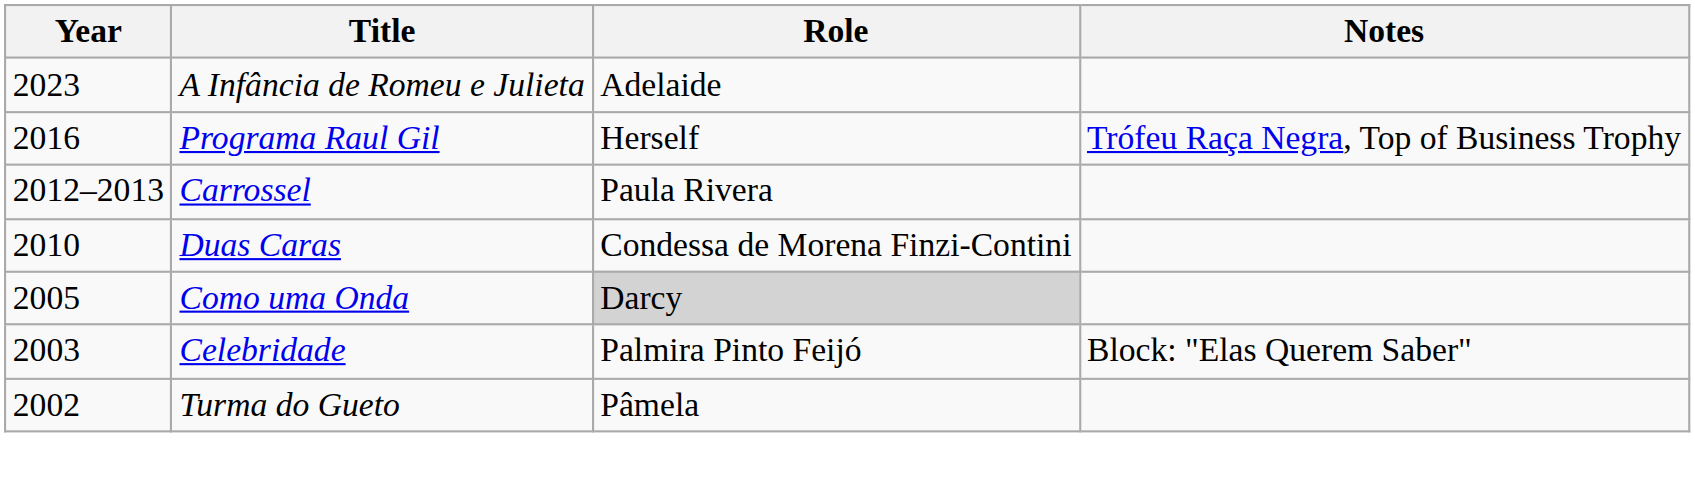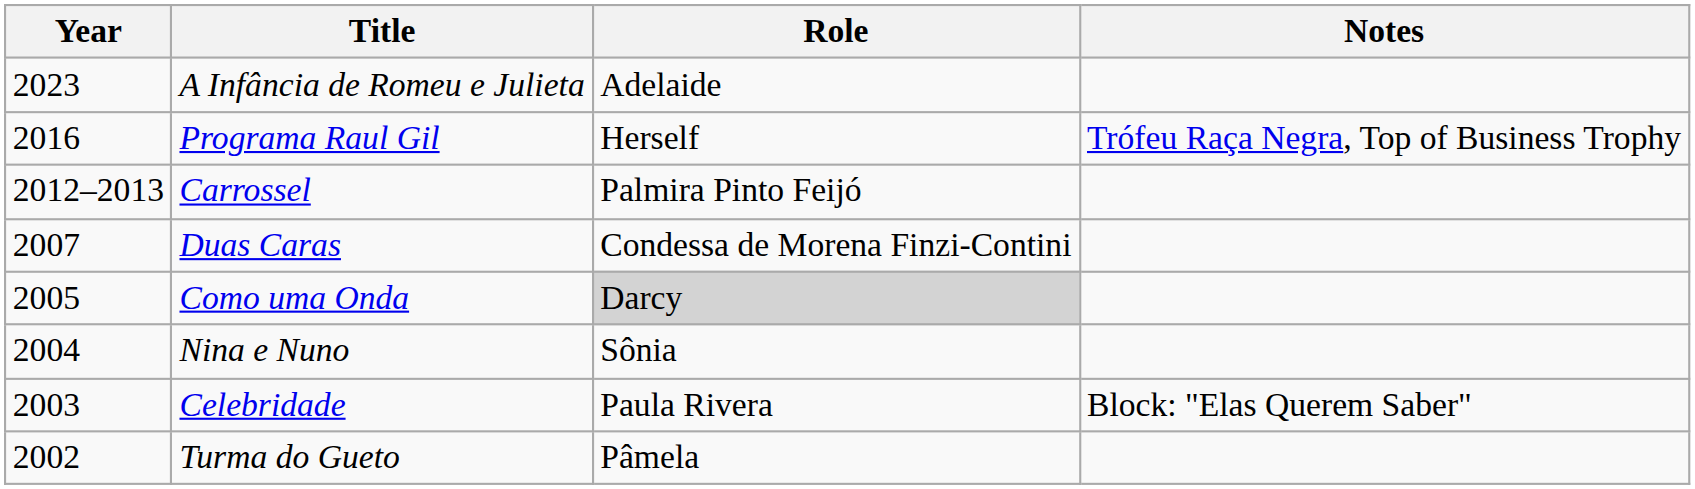(687, 191) Paula Rivera -> (731, 191) Palmira Pinto Feijó
(46, 244) 2010 -> (46, 244) 2007
+ row: (264, 350)
(731, 350) Palmira Pinto Feijó -> (687, 404) Paula Rivera
